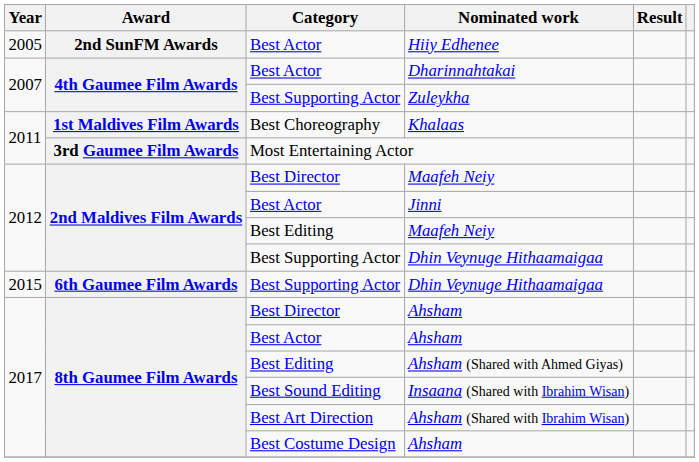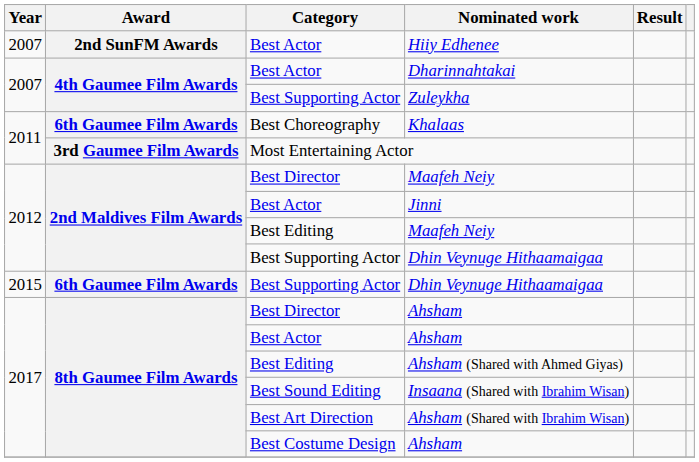(25, 44) 2005 -> (25, 44) 2007
(146, 124) 1st Maldives Film Awards -> (146, 124) 6th Gaumee Film Awards
